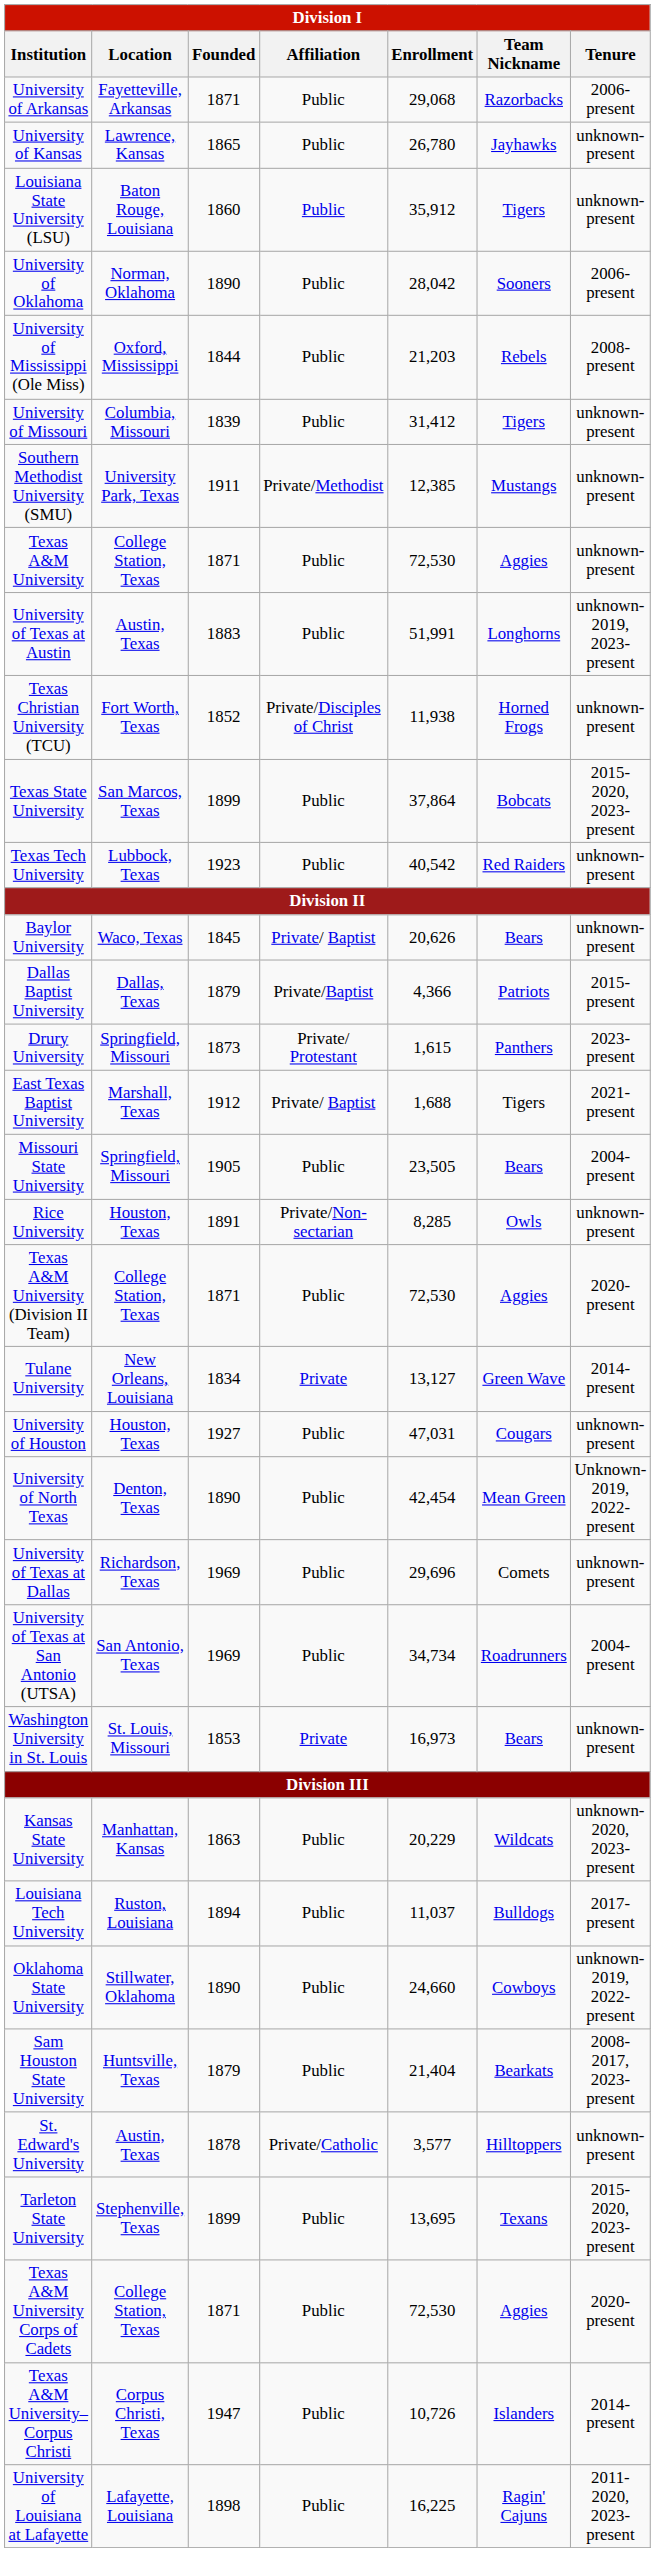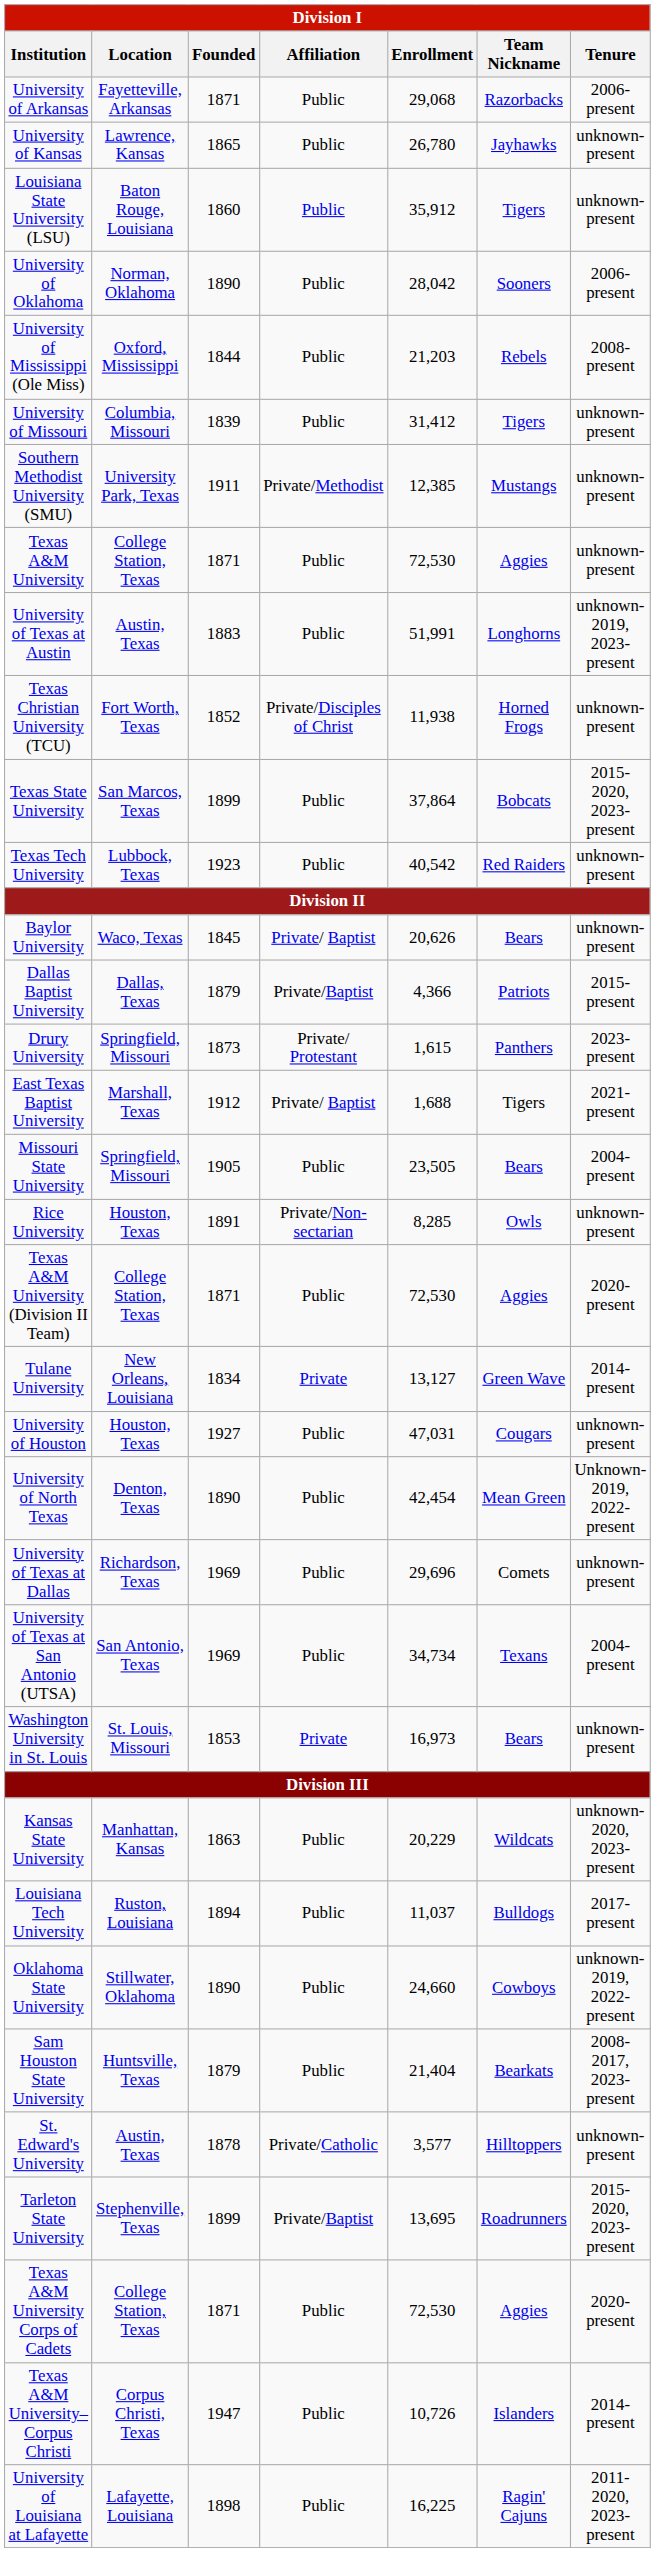(524, 1655) Roadrunners -> (524, 1655) Texans
(323, 2218) Public -> (323, 2218) Private/Baptist
(524, 2218) Texans -> (524, 2218) Roadrunners
